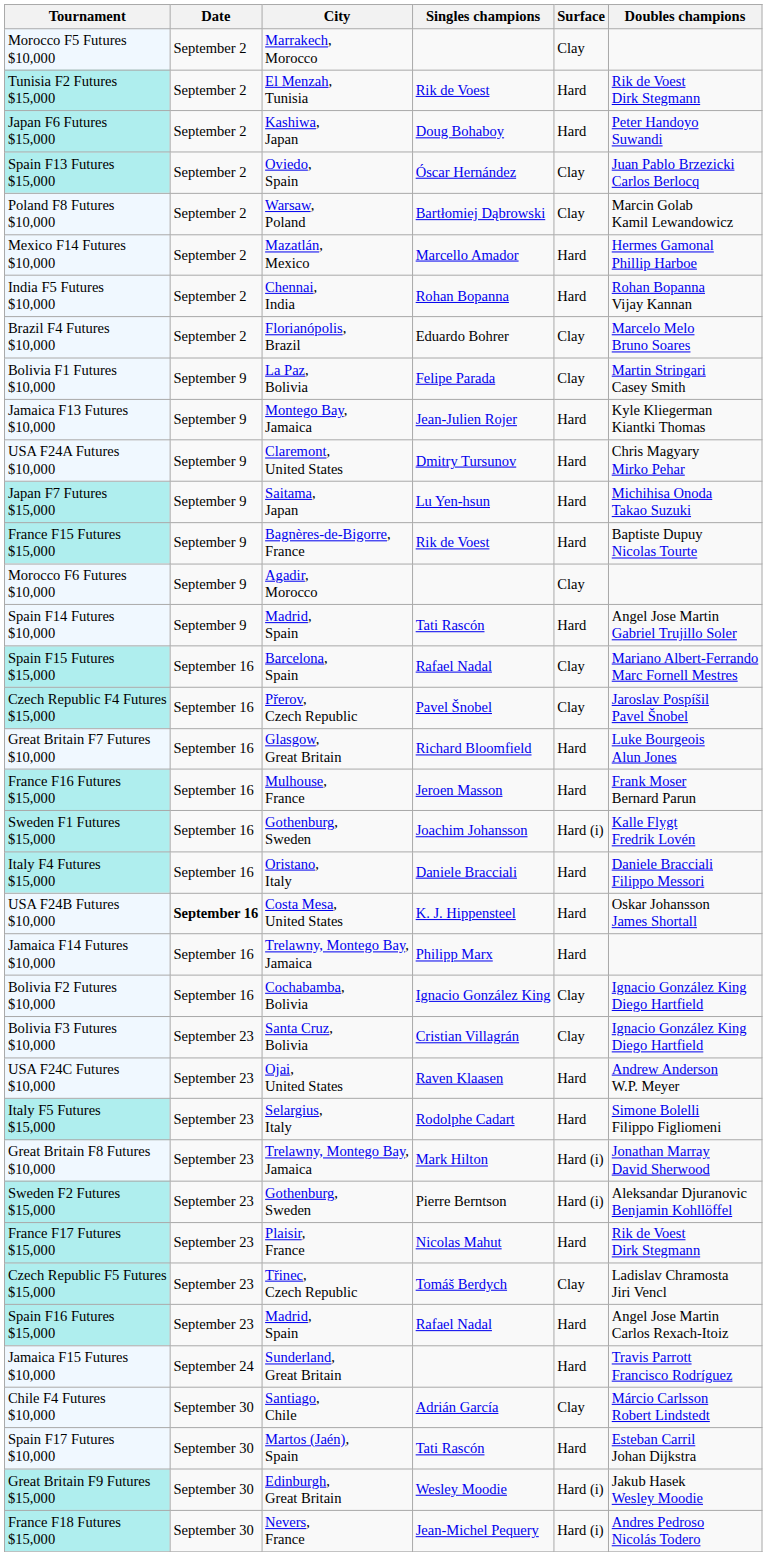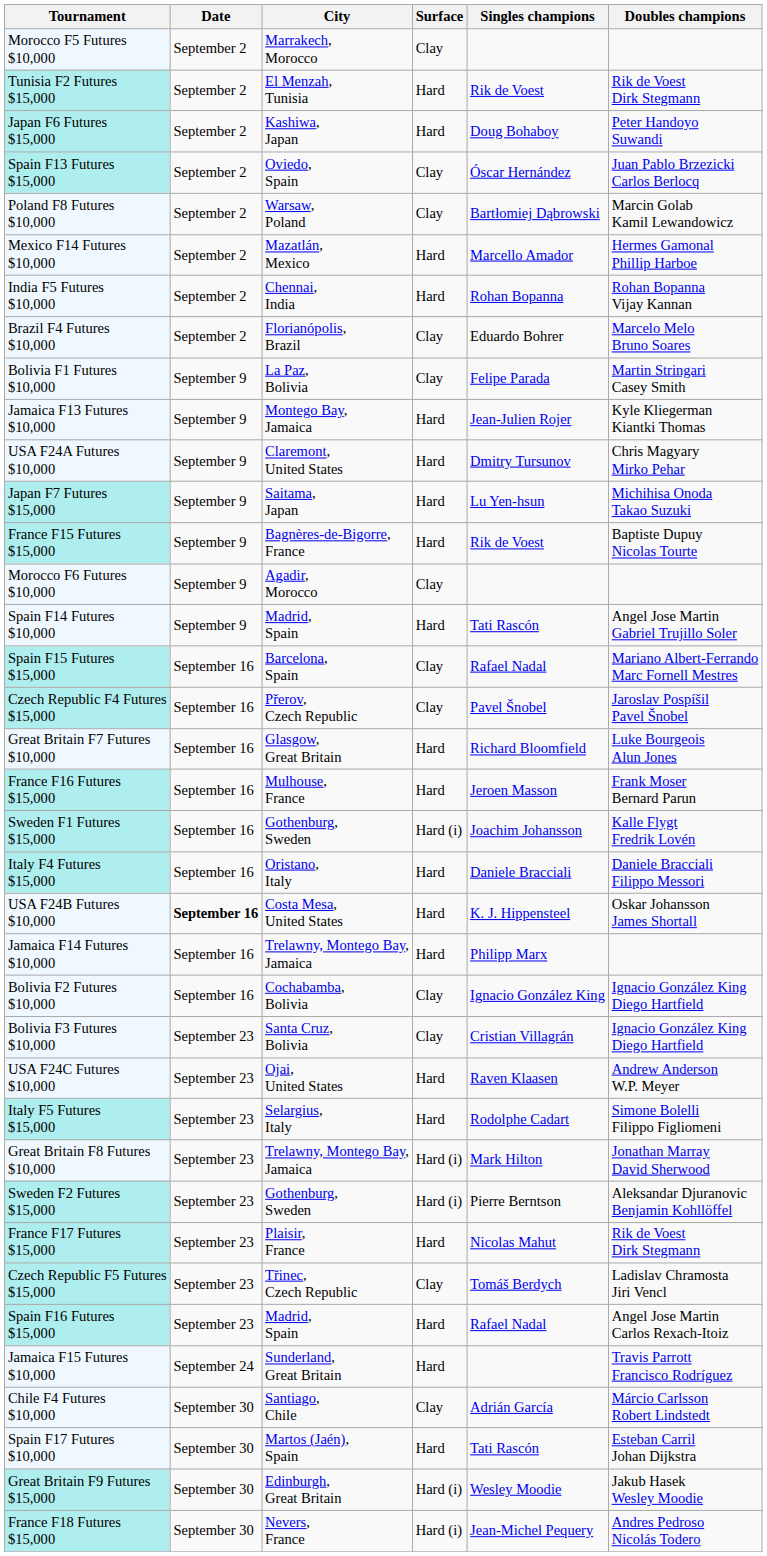columns swapped: (581, 16) <-> (483, 16)
